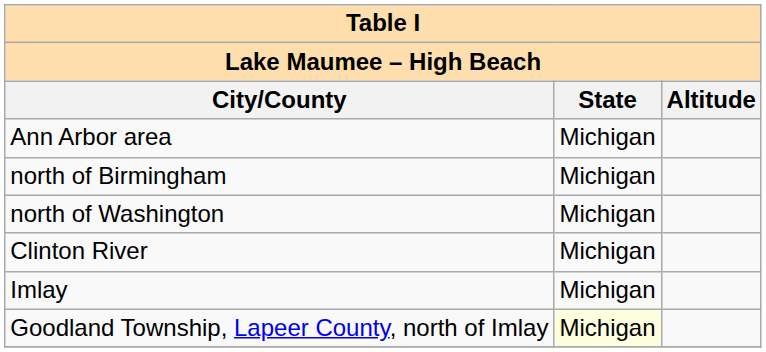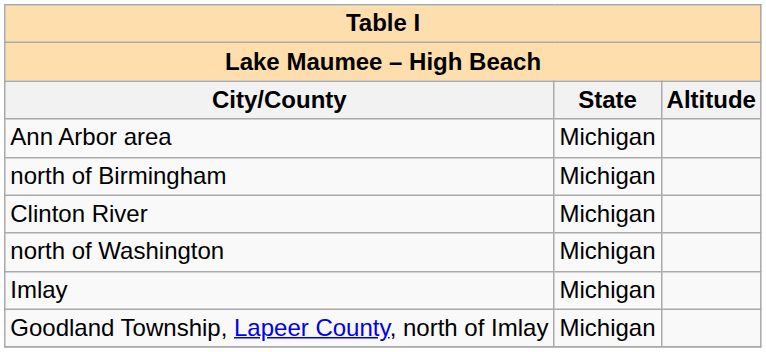rows swapped: (117, 213) <-> (79, 251)
(607, 328) lightyellow background -> (607, 328) no background
